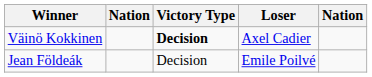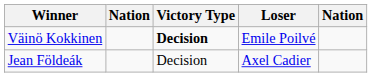(276, 38) Axel Cadier -> (279, 38) Emile Poilvé
(279, 60) Emile Poilvé -> (276, 60) Axel Cadier
